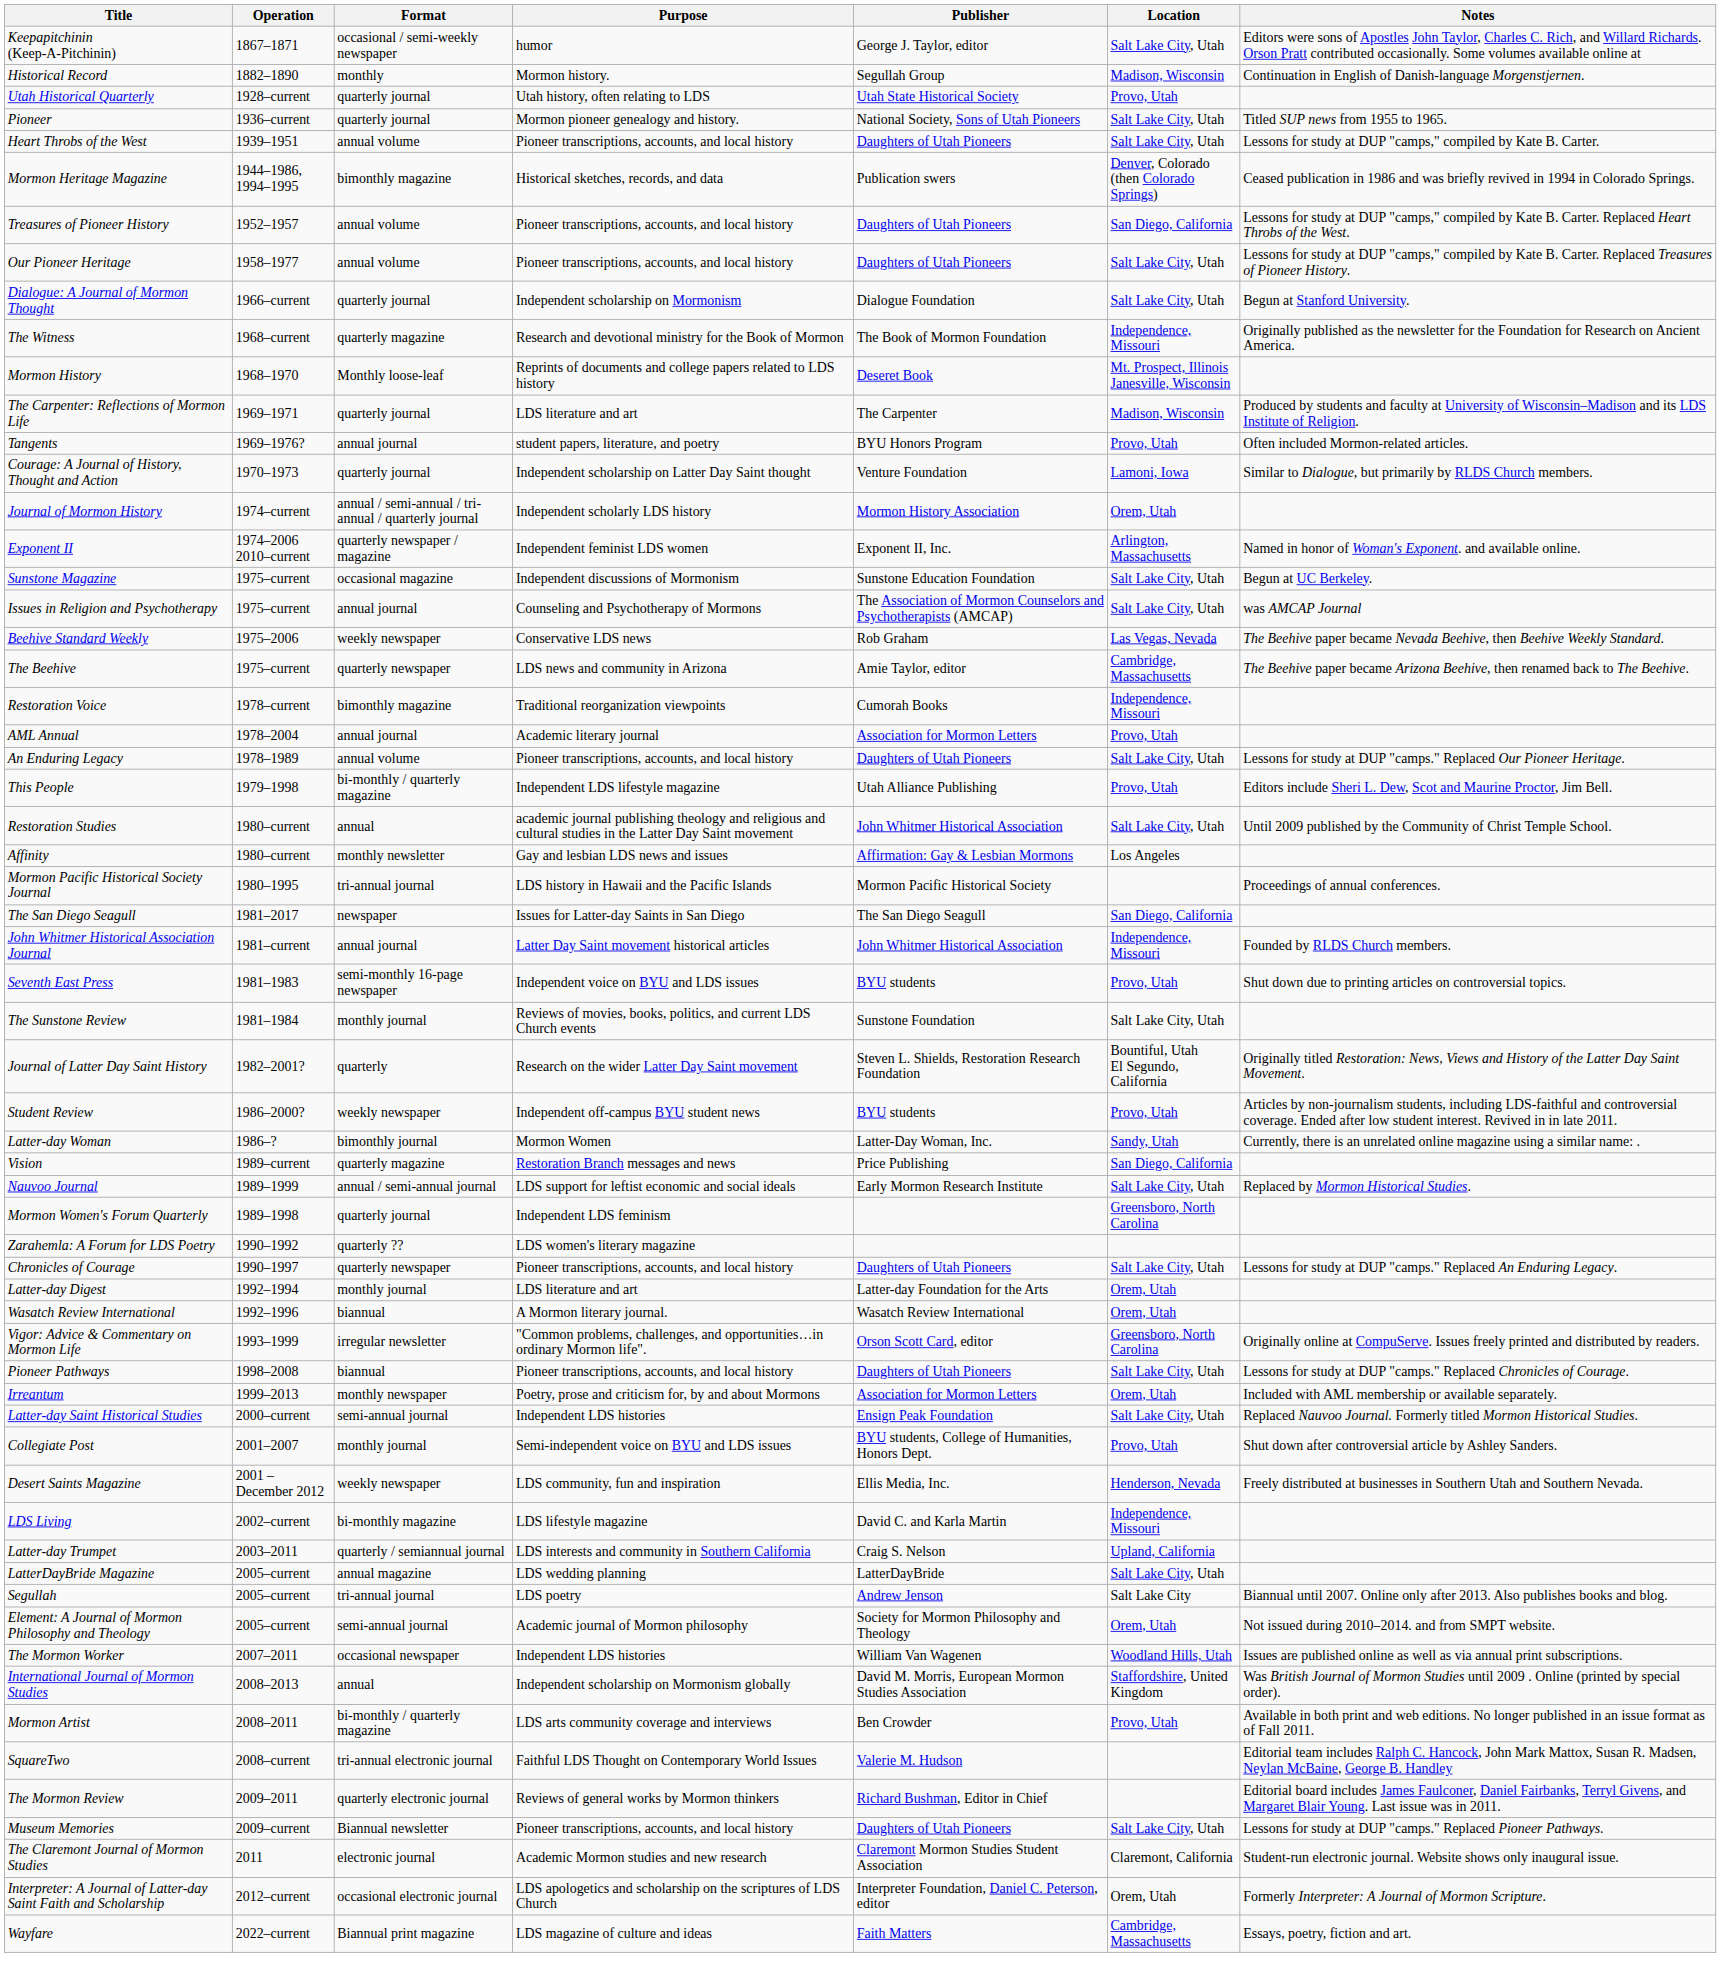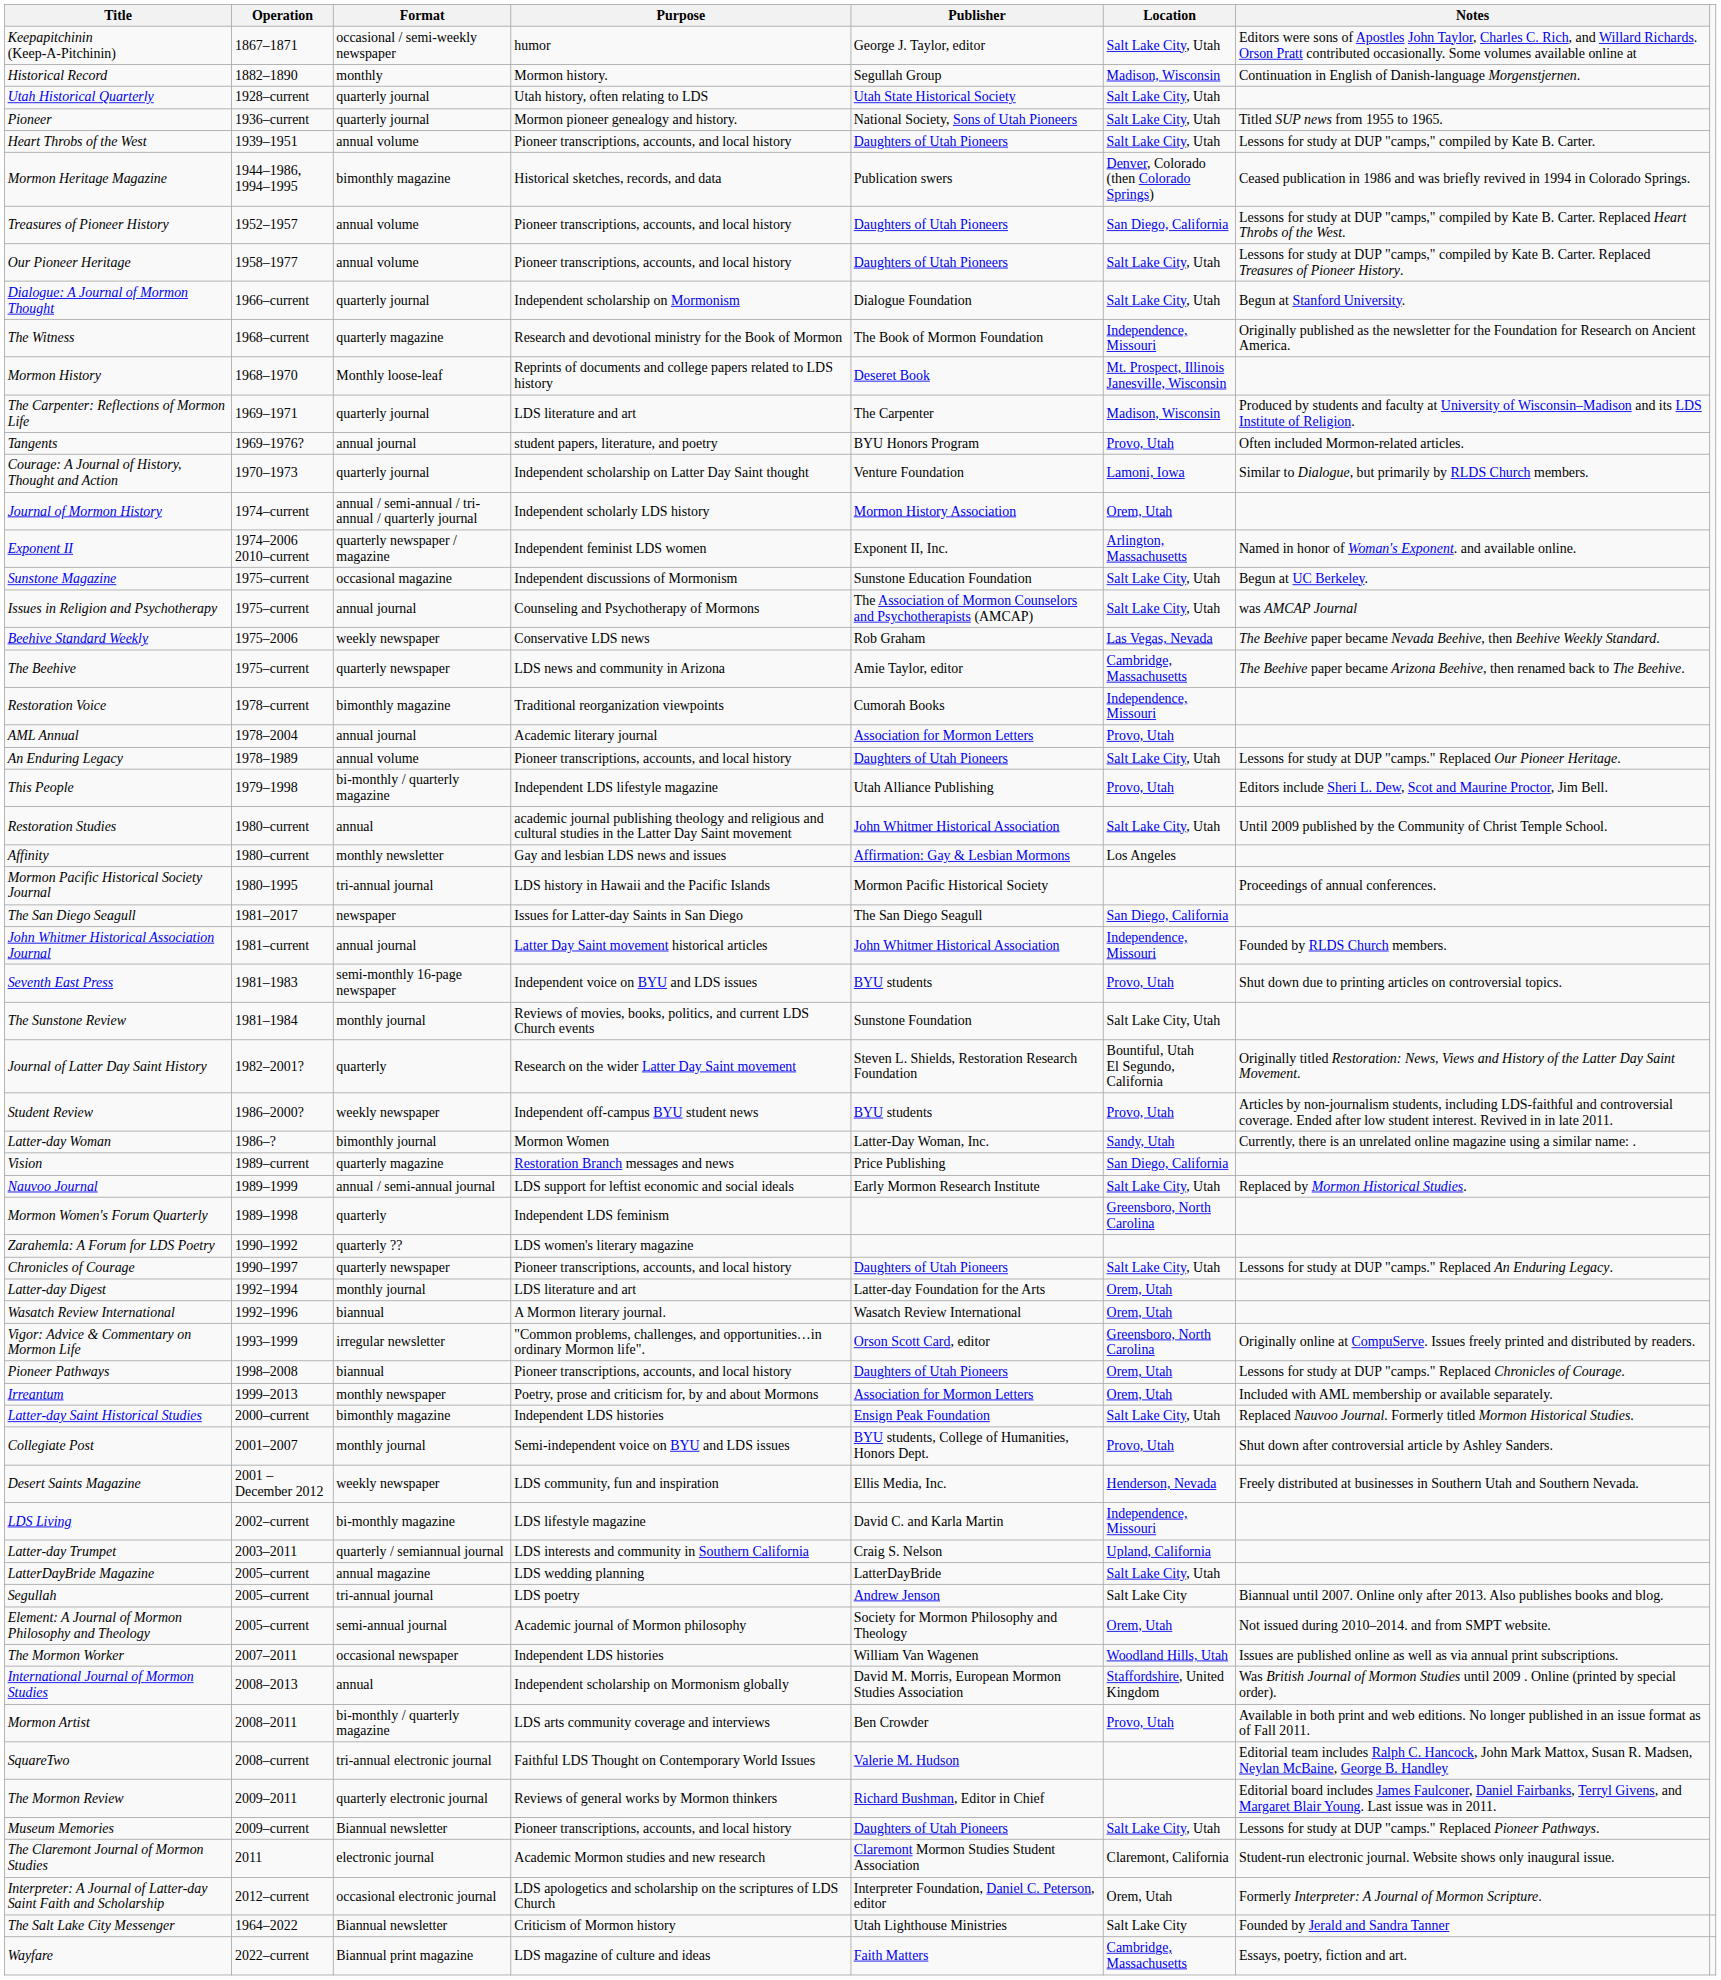(1144, 97) Provo, Utah -> (1163, 97) Salt Lake City, Utah
(384, 1216) quarterly journal -> (361, 1216) quarterly
(1167, 1371) Salt Lake City, Utah -> (1139, 1371) Orem, Utah
(393, 1416) semi-annual journal -> (393, 1416) bimonthly magazine
+ row: (91, 1925)
